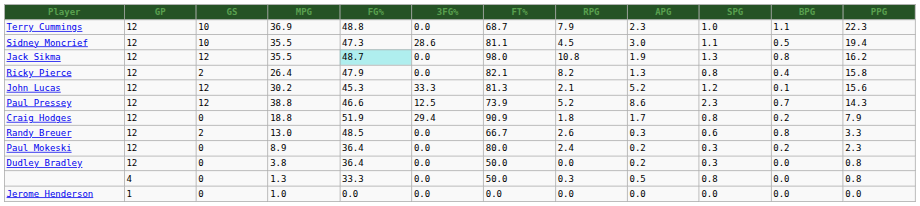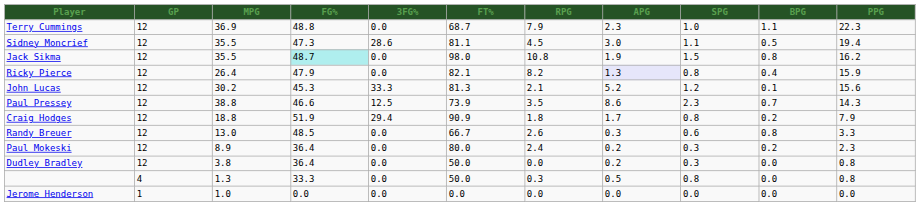- column: (232, 12)
(710, 57) 1.3 -> (691, 57) 1.5
(638, 72) no background -> (613, 72) lavender background
(856, 72) 15.8 -> (850, 72) 15.9
(566, 102) 5.2 -> (535, 102) 3.5
